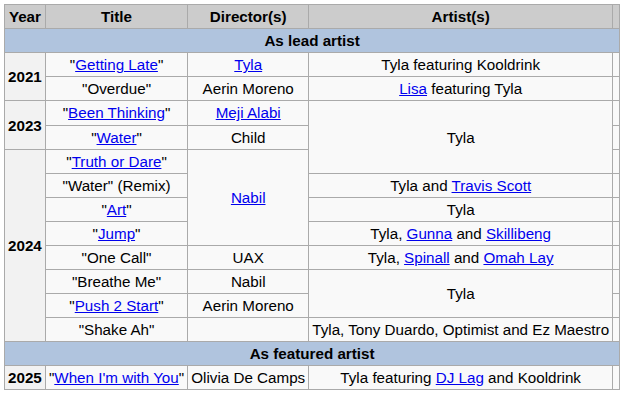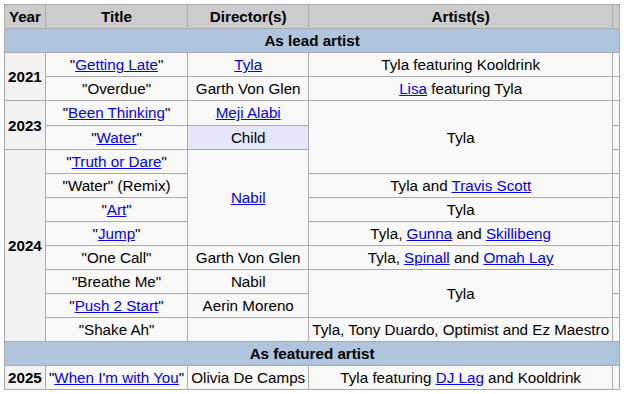(248, 89) Aerin Moreno -> (248, 89) Garth Von Glen
(248, 137) no background -> (248, 137) lavender background
(248, 257) UAX -> (248, 257) Garth Von Glen
